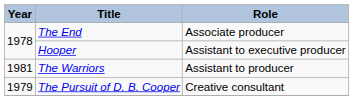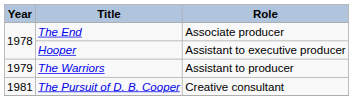(20, 69) 1981 -> (20, 69) 1979
(20, 87) 1979 -> (20, 87) 1981
